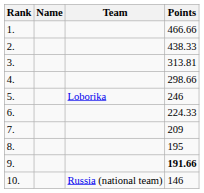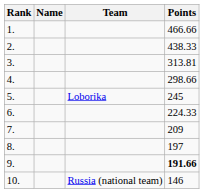(175, 96) 246 -> (175, 96) 245
(175, 146) 195 -> (175, 146) 197
